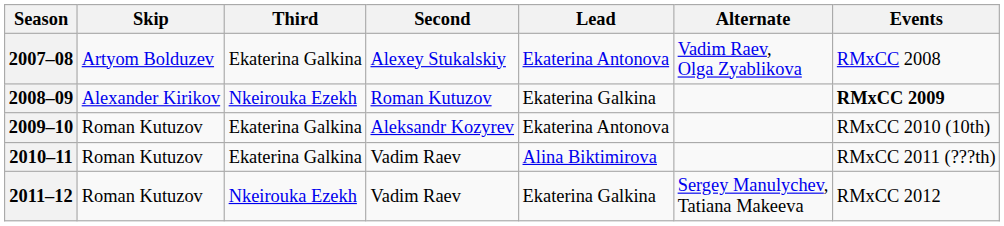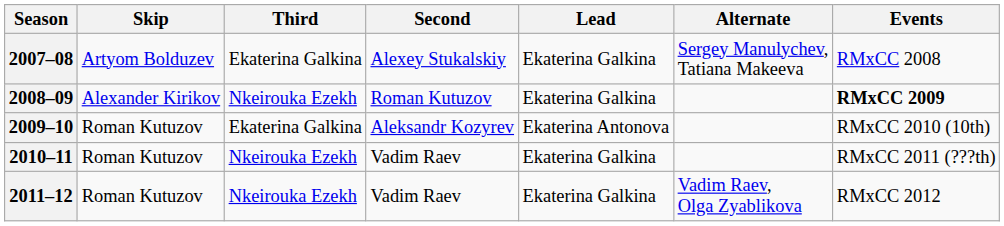(596, 58) Ekaterina Antonova -> (589, 58) Ekaterina Galkina
(740, 58) Vadim Raev, Olga Zyablikova -> (753, 58) Sergey Manulychev, Tatiana Makeeva
(295, 156) Ekaterina Galkina -> (293, 156) Nkeirouka Ezekh
(590, 156) Alina Biktimirova -> (589, 156) Ekaterina Galkina
(753, 196) Sergey Manulychev, Tatiana Makeeva -> (740, 196) Vadim Raev, Olga Zyablikova
